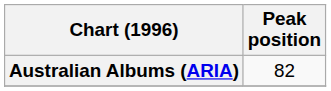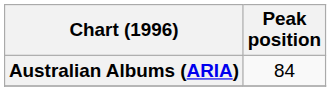(284, 70) 82 -> (284, 70) 84
